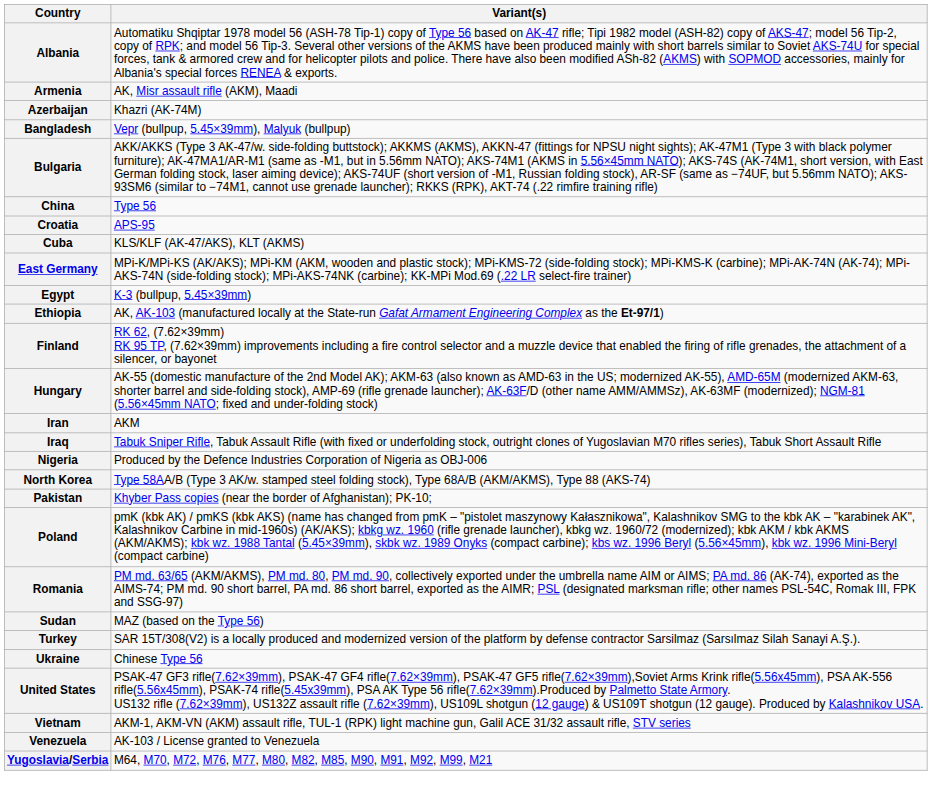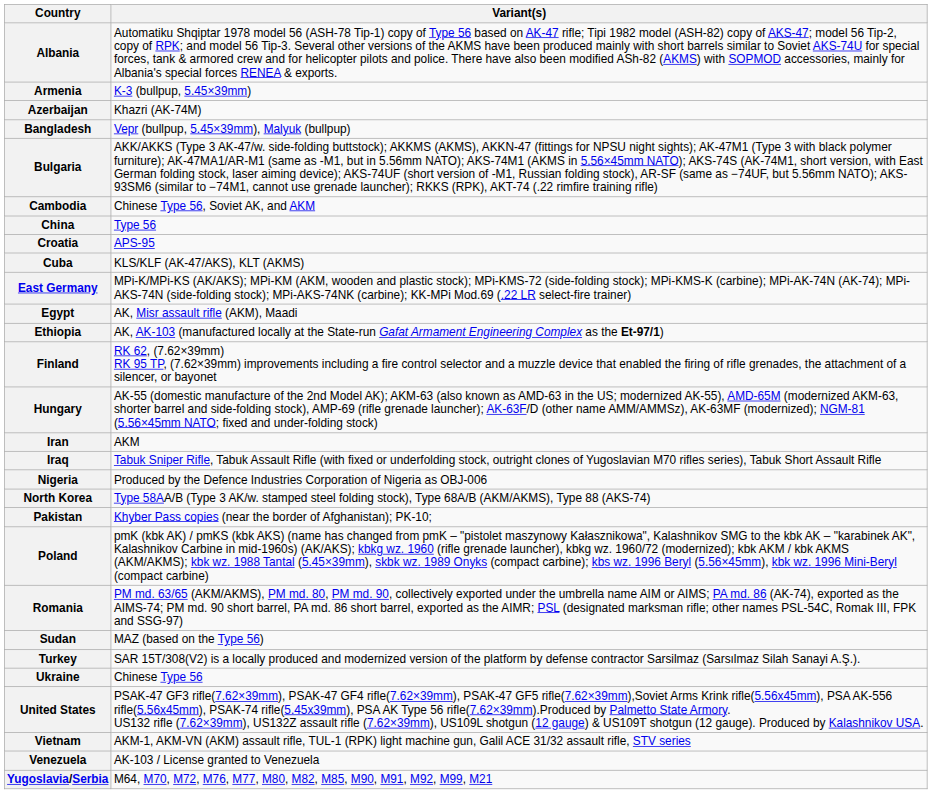(206, 91) AK, Misr assault rifle (AKM), Maadi -> (183, 91) K-3 (bullpup, 5.45×39mm)
+ row: (58, 206)
(183, 294) K-3 (bullpup, 5.45×39mm) -> (206, 313) AK, Misr assault rifle (AKM), Maadi
